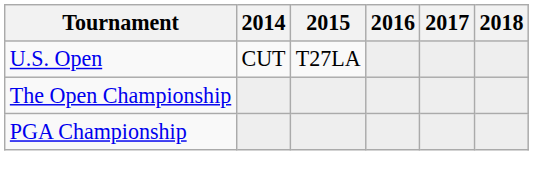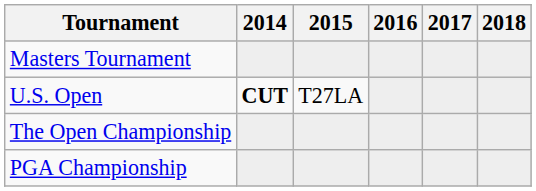+ row: (100, 59)
(264, 59) normal -> (265, 95) bold
